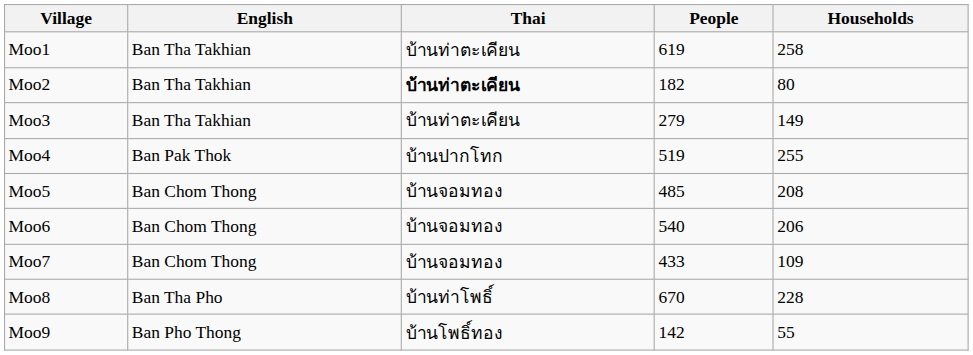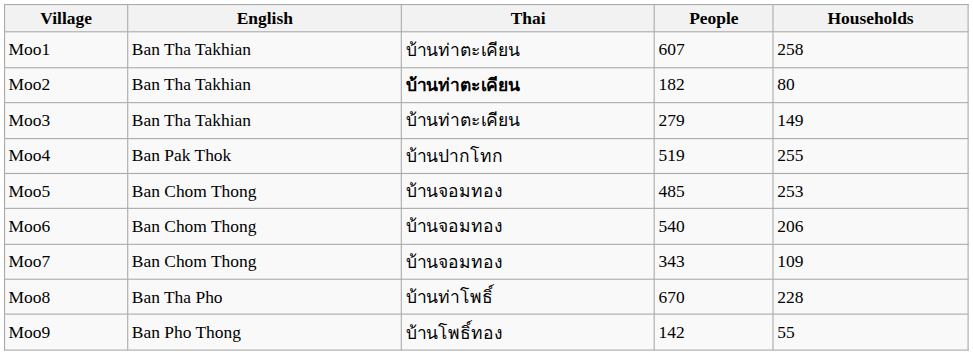(672, 49) 619 -> (672, 49) 607
(790, 190) 208 -> (790, 190) 253
(672, 261) 433 -> (672, 261) 343
